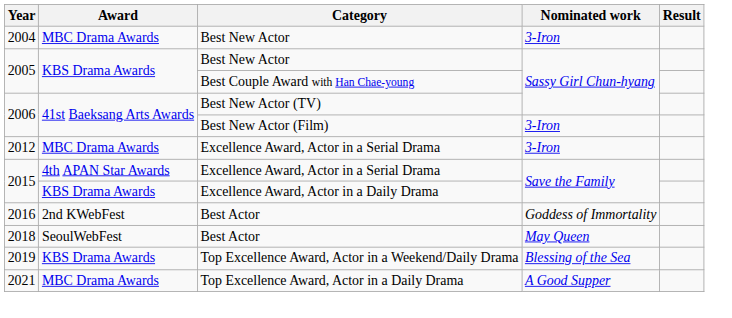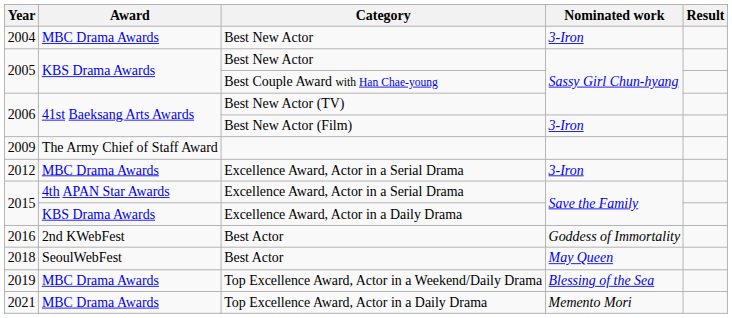+ row: (22, 147)
(98, 258) KBS Drama Awards -> (100, 280) MBC Drama Awards
(568, 280) A Good Supper -> (590, 302) Memento Mori
